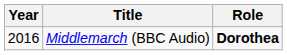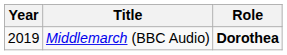(24, 38) 2016 -> (24, 38) 2019
